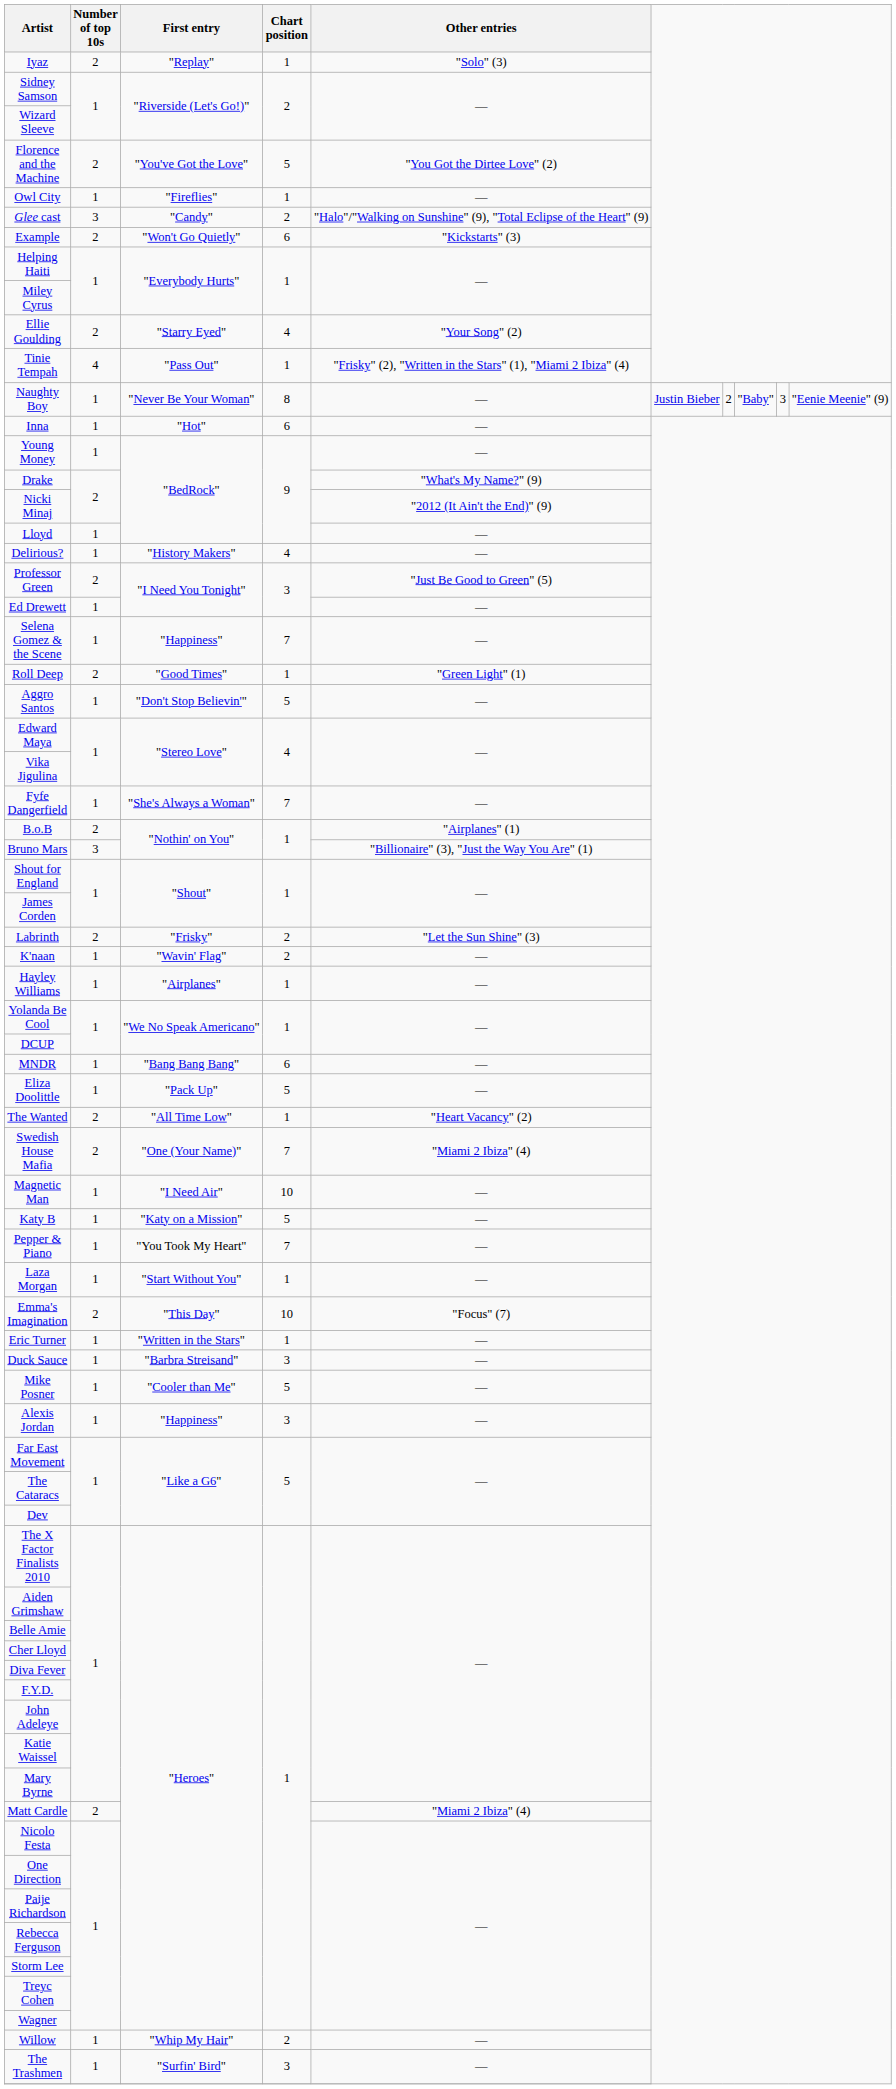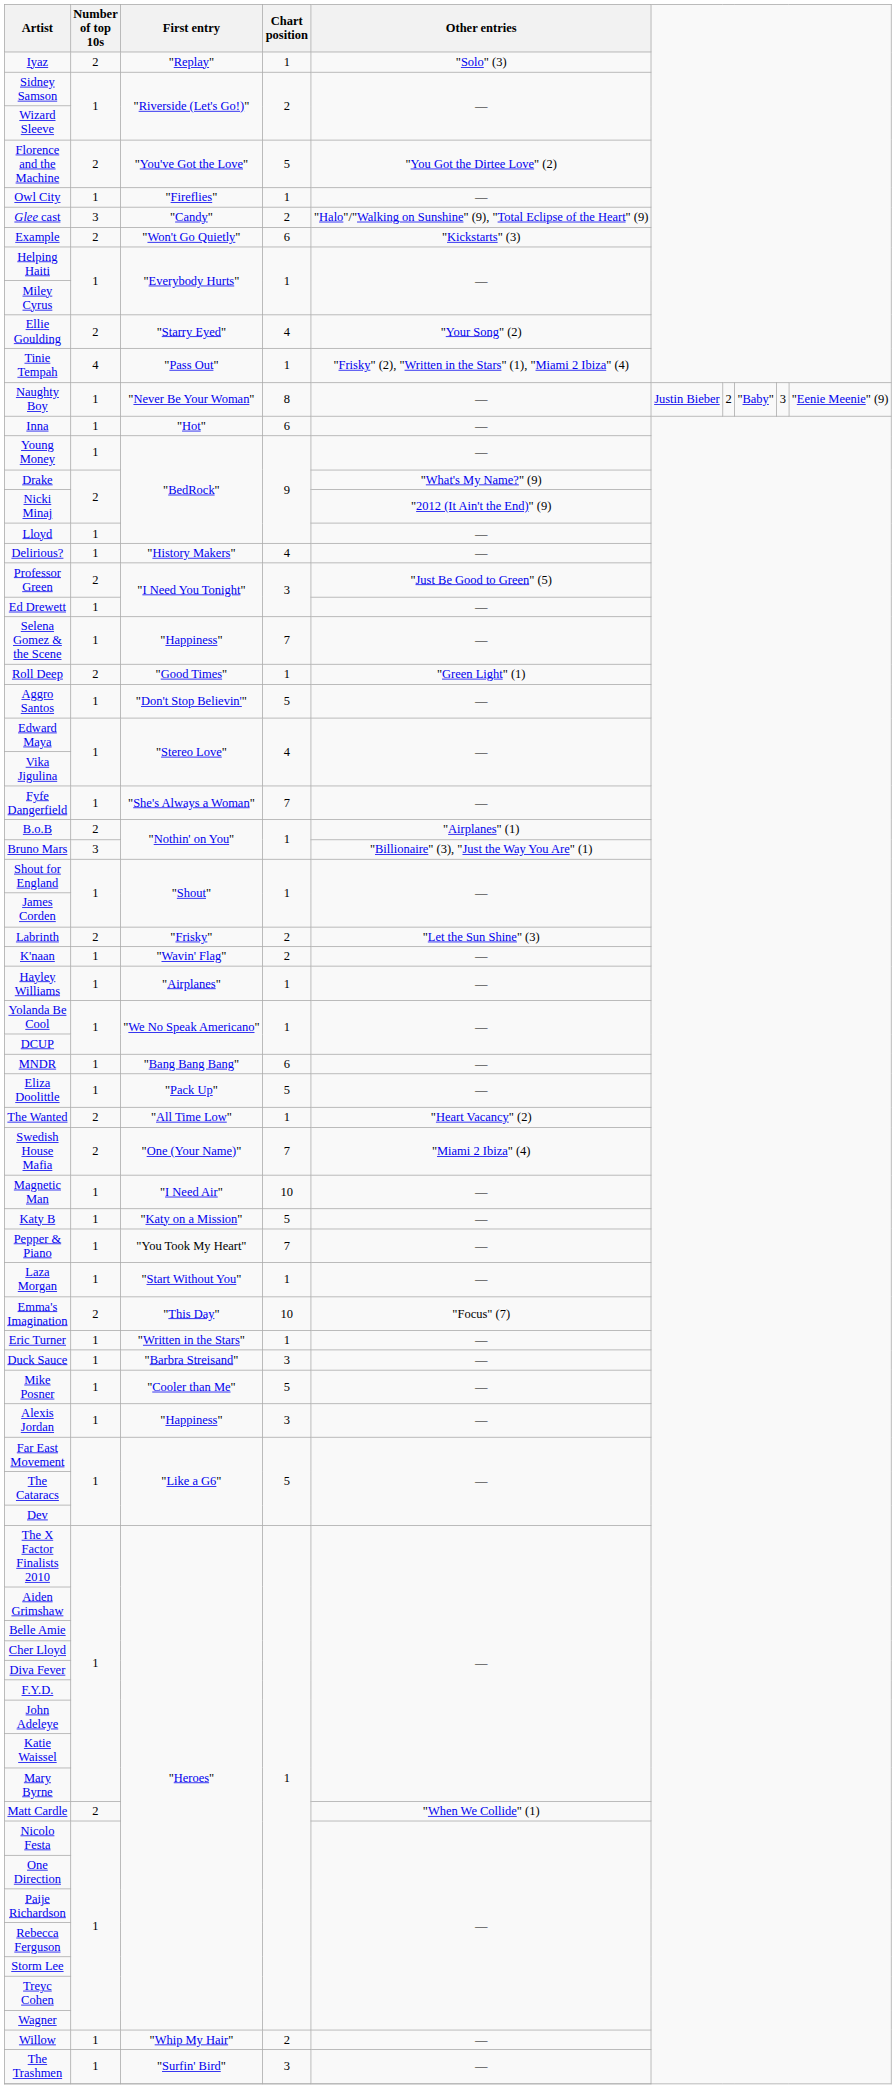(481, 1811) "Miami 2 Ibiza" (4) -> (481, 1811) "When We Collide" (1)
